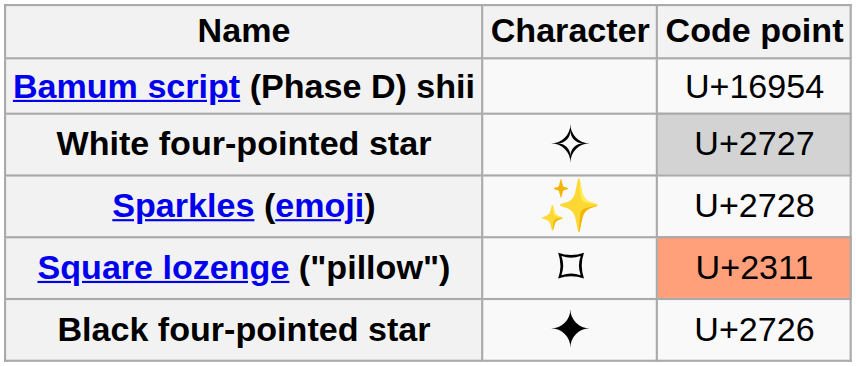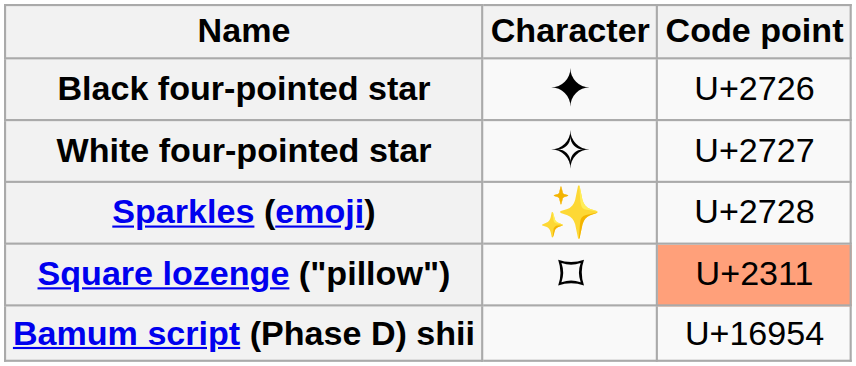rows swapped: (244, 328) <-> (244, 85)
(755, 143) lightgrey background -> (755, 151) no background
